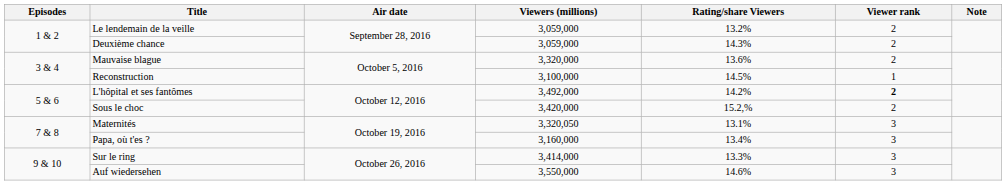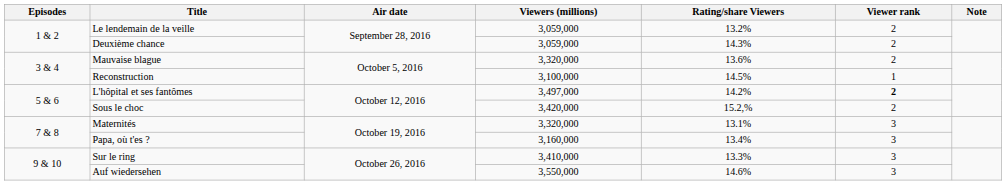(558, 92) 3,492,000 -> (558, 92) 3,497,000
(558, 124) 3,320,050 -> (558, 124) 3,320,000
(558, 156) 3,414,000 -> (558, 156) 3,410,000
